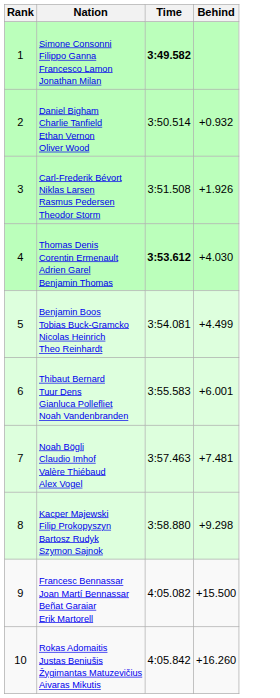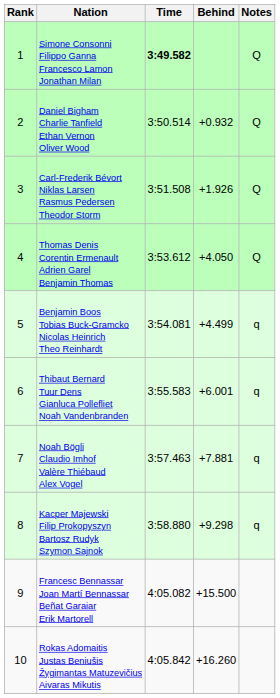+ column: (257, 13)
(169, 257) bold -> (169, 257) normal
(216, 257) +4.030 -> (216, 257) +4.050
(216, 458) +7.481 -> (216, 458) +7.881
